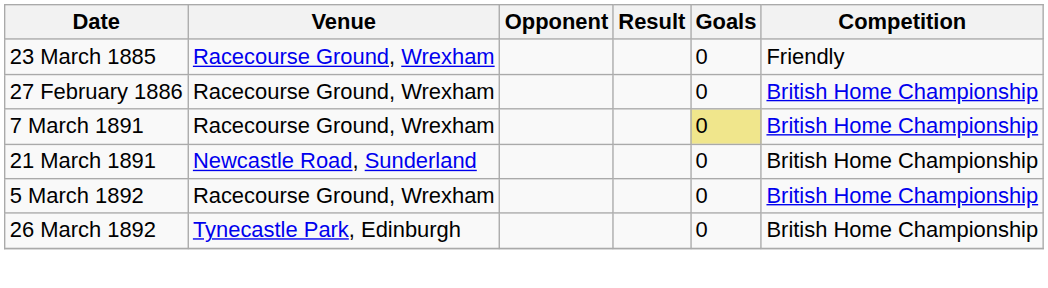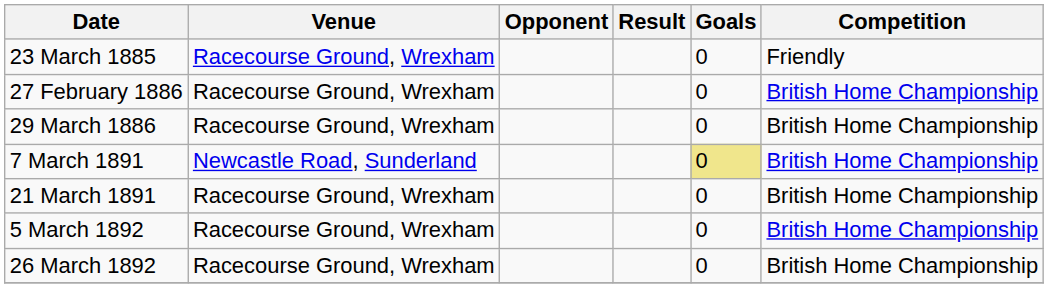+ row: (83, 126)
(344, 126) Racecourse Ground, Wrexham -> (335, 160) Newcastle Road, Sunderland
(335, 160) Newcastle Road, Sunderland -> (344, 195) Racecourse Ground, Wrexham
(327, 230) Tynecastle Park, Edinburgh -> (344, 265) Racecourse Ground, Wrexham
